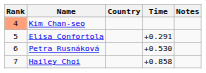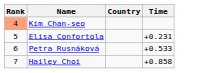- column: (188, 11)
(158, 36) +0.291 -> (158, 36) +0.231
(158, 49) +0.530 -> (158, 49) +0.533
